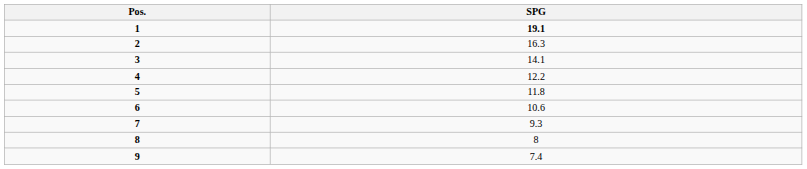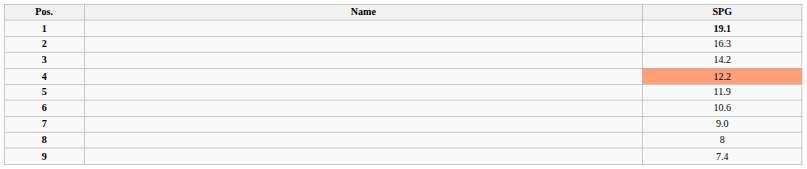+ column: (363, 12)
(536, 60) 14.1 -> (722, 60) 14.2
(536, 76) no background -> (722, 76) lightsalmon background
(536, 92) 11.8 -> (722, 92) 11.9
(536, 124) 9.3 -> (722, 124) 9.0
